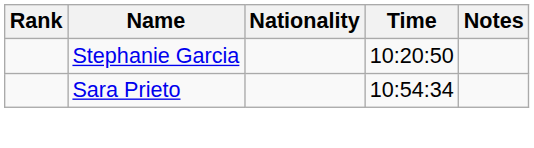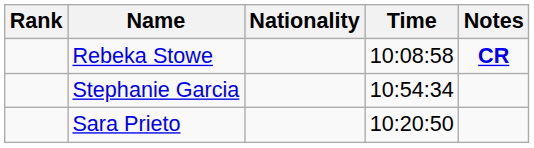+ row: (143, 55)
(412, 55) 10:20:50 -> (412, 90) 10:54:34
(412, 90) 10:54:34 -> (412, 124) 10:20:50
